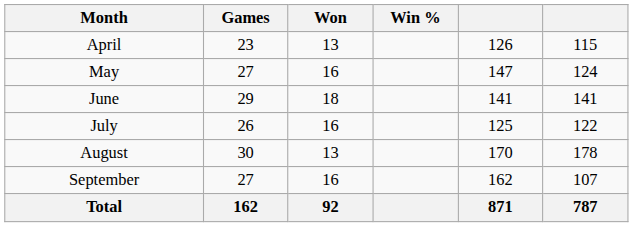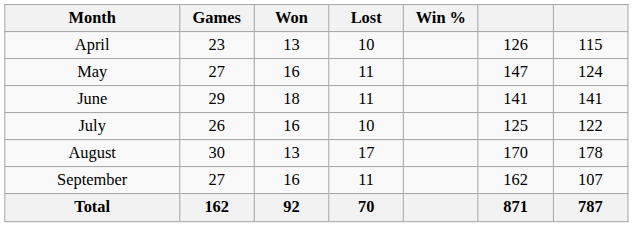+ column: (366, 18)
